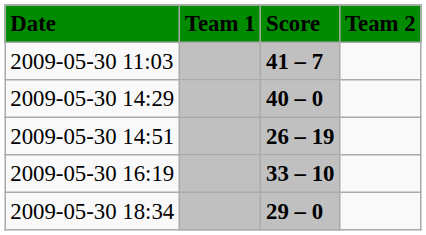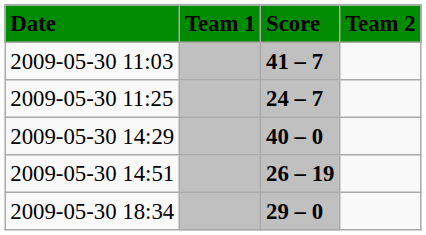+ row: (92, 98)
- row: (92, 173)
